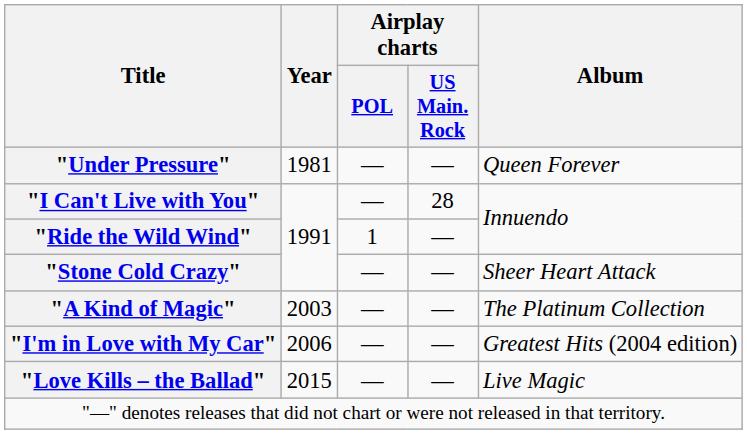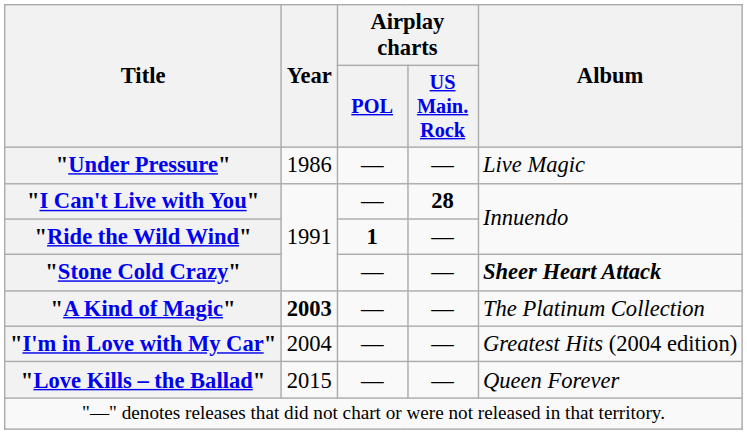(309, 164) 1981 -> (309, 164) 1986
(551, 164) Queen Forever -> (534, 164) Live Magic
(443, 200) normal -> (443, 200) bold
(372, 236) normal -> (372, 236) bold
(569, 272) normal -> (572, 272) bold
(309, 308) normal -> (309, 308) bold
(309, 343) 2006 -> (309, 343) 2004
(534, 379) Live Magic -> (551, 379) Queen Forever
